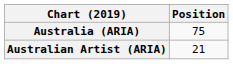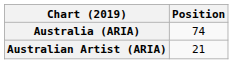(199, 31) 75 -> (199, 31) 74
